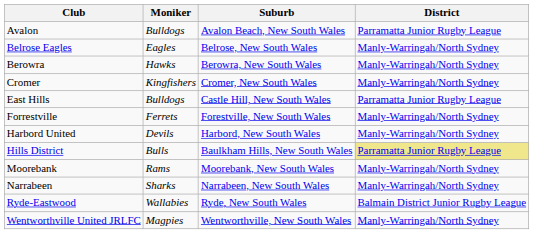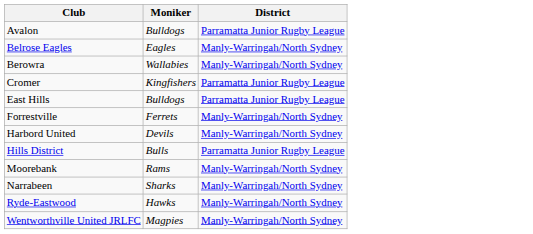- column: (277, 13)
(161, 64) Hawks -> (167, 64) Wallabies
(428, 82) Manly-Warringah/North Sydney -> (273, 82) Parramatta Junior Rugby League
(429, 151) khaki background -> (273, 151) no background
(167, 202) Wallabies -> (161, 202) Hawks
(442, 202) Balmain District Junior Rugby League -> (272, 202) Manly-Warringah/North Sydney
